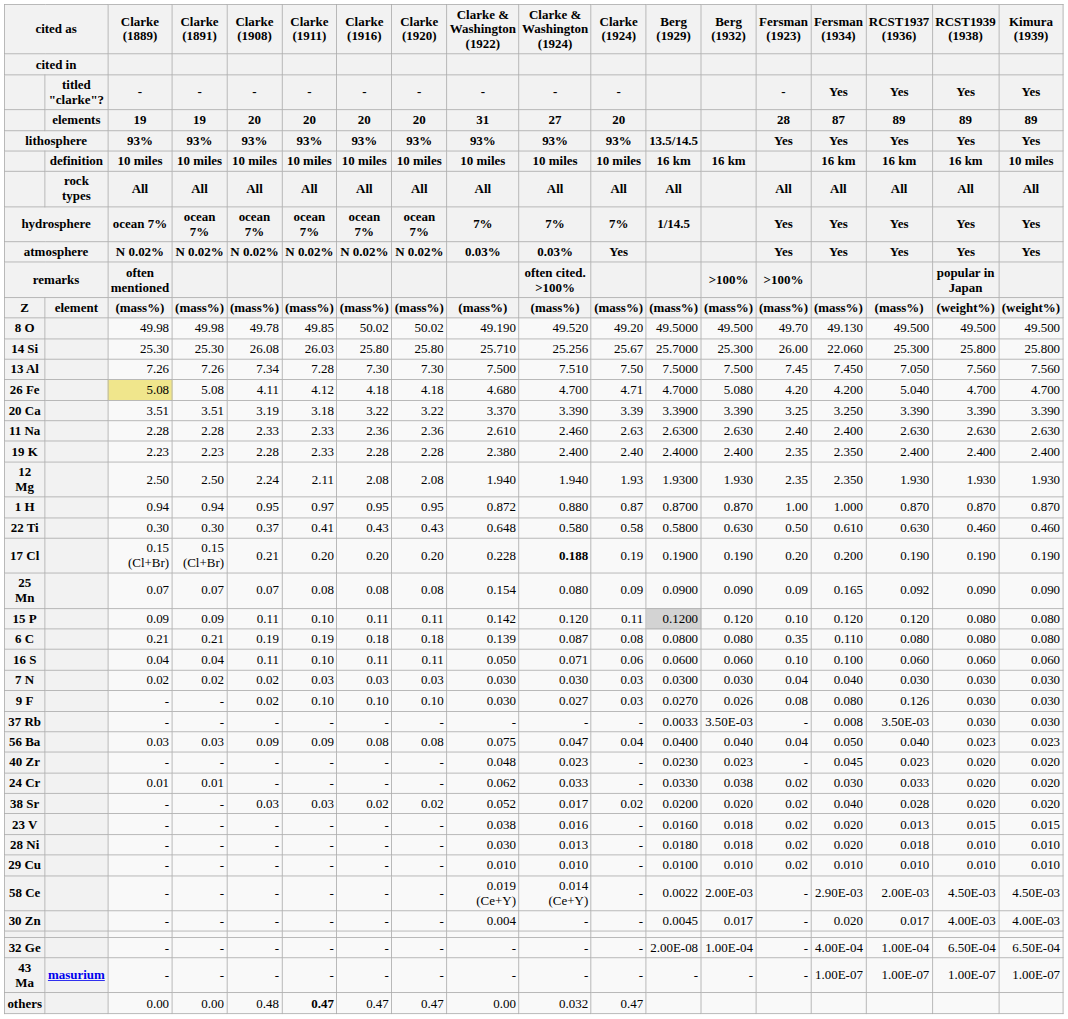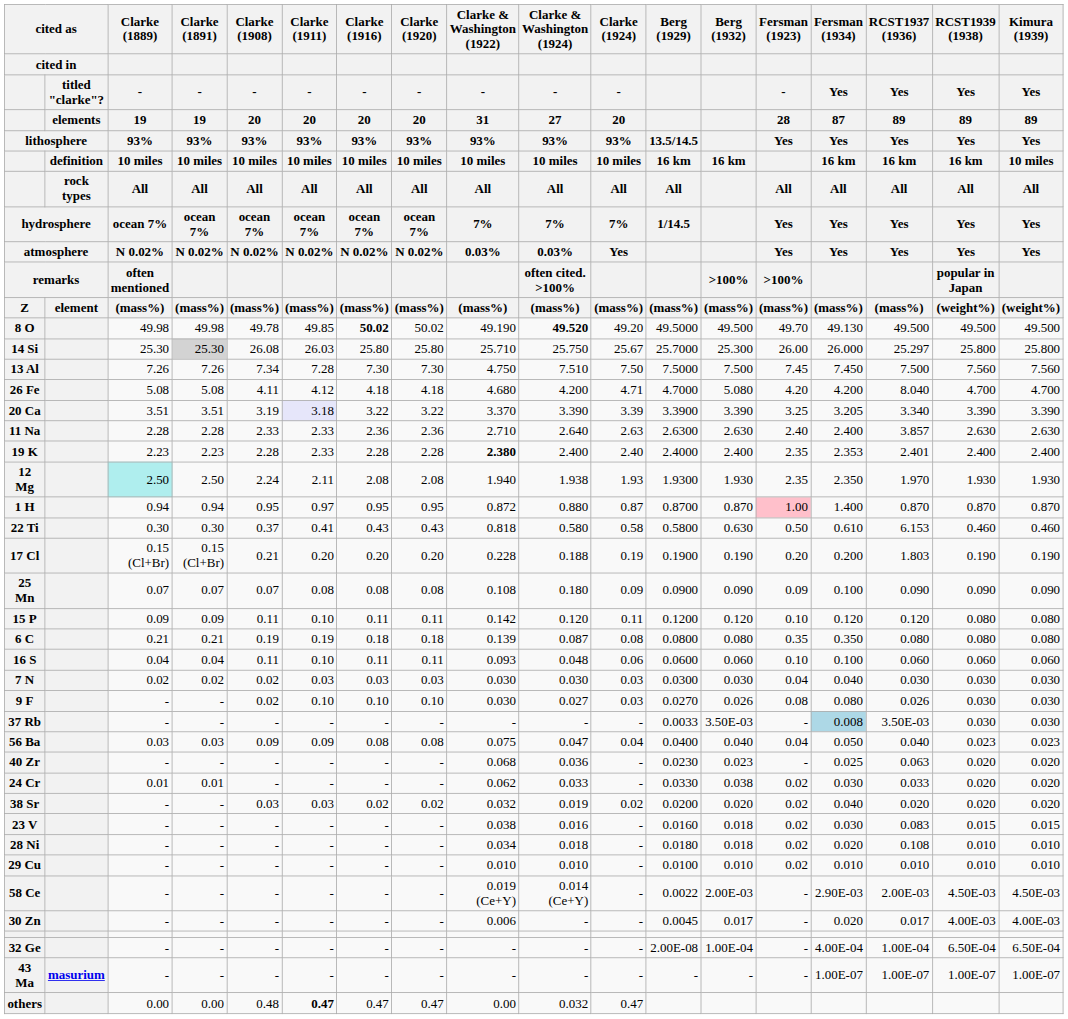(374, 328) normal -> (374, 328) bold
(570, 328) normal -> (570, 328) bold
(209, 348) no background -> (209, 348) lightgrey background
(570, 348) 25.256 -> (570, 348) 25.750
(845, 348) 22.060 -> (845, 348) 26.000
(912, 348) 25.300 -> (912, 348) 25.297
(501, 369) 7.500 -> (501, 369) 4.750
(915, 369) 7.050 -> (915, 369) 7.500
(158, 390) khaki background -> (158, 390) no background
(574, 390) 4.700 -> (574, 390) 4.200
(915, 390) 5.040 -> (915, 390) 8.040
(323, 410) no background -> (323, 410) lavender background
(848, 410) 3.250 -> (848, 410) 3.205
(915, 410) 3.390 -> (915, 410) 3.340
(501, 431) 2.610 -> (501, 431) 2.710
(574, 431) 2.460 -> (574, 431) 2.640
(915, 431) 2.630 -> (915, 431) 3.857
(501, 451) normal -> (501, 451) bold
(848, 451) 2.350 -> (848, 451) 2.353
(915, 451) 2.400 -> (915, 451) 2.401
(158, 479) no background -> (158, 479) paleturquoise background
(574, 479) 1.940 -> (574, 479) 1.938
(915, 479) 1.930 -> (915, 479) 1.970
(797, 507) no background -> (797, 507) pink background
(848, 507) 1.000 -> (848, 507) 1.400
(501, 527) 0.648 -> (501, 527) 0.818
(915, 527) 0.630 -> (915, 527) 6.153
(574, 555) bold -> (574, 555) normal
(915, 555) 0.190 -> (915, 555) 1.803
(501, 590) 0.154 -> (501, 590) 0.108
(574, 590) 0.080 -> (574, 590) 0.180
(848, 590) 0.165 -> (848, 590) 0.100
(915, 590) 0.092 -> (915, 590) 0.090
(680, 618) lightgrey background -> (680, 618) no background
(849, 639) 0.110 -> (848, 639) 0.350
(501, 659) 0.050 -> (501, 659) 0.093
(574, 659) 0.071 -> (574, 659) 0.048
(915, 700) 0.126 -> (915, 700) 0.026
(848, 721) no background -> (848, 721) lightblue background
(501, 762) 0.048 -> (501, 762) 0.068
(574, 762) 0.023 -> (574, 762) 0.036
(848, 762) 0.045 -> (848, 762) 0.025
(915, 762) 0.023 -> (915, 762) 0.063
(501, 803) 0.052 -> (501, 803) 0.032
(574, 803) 0.017 -> (574, 803) 0.019
(915, 803) 0.028 -> (915, 803) 0.020
(848, 824) 0.020 -> (848, 824) 0.030
(915, 824) 0.013 -> (915, 824) 0.083
(501, 844) 0.030 -> (501, 844) 0.034
(574, 844) 0.013 -> (574, 844) 0.018
(915, 844) 0.018 -> (915, 844) 0.108
(501, 921) 0.004 -> (501, 921) 0.006
